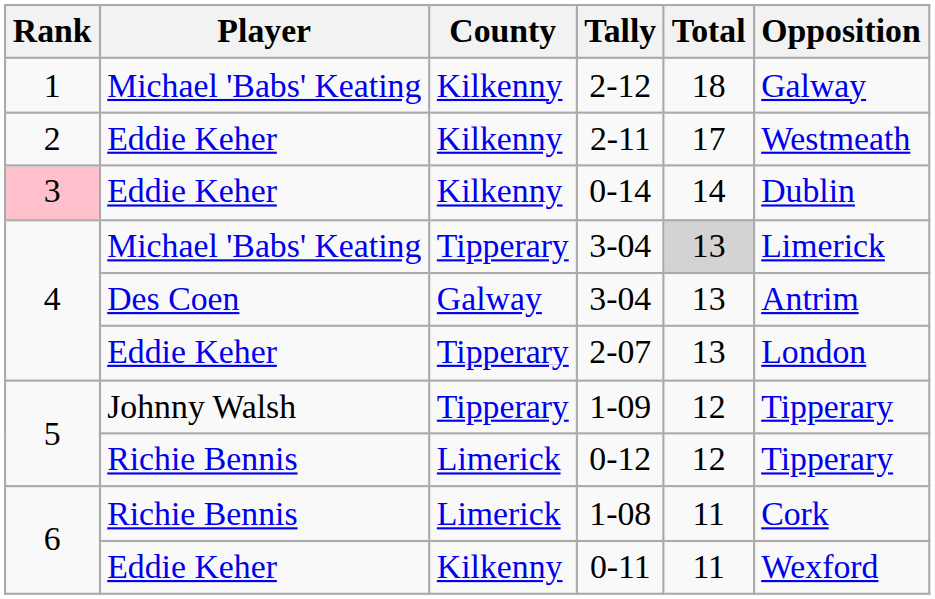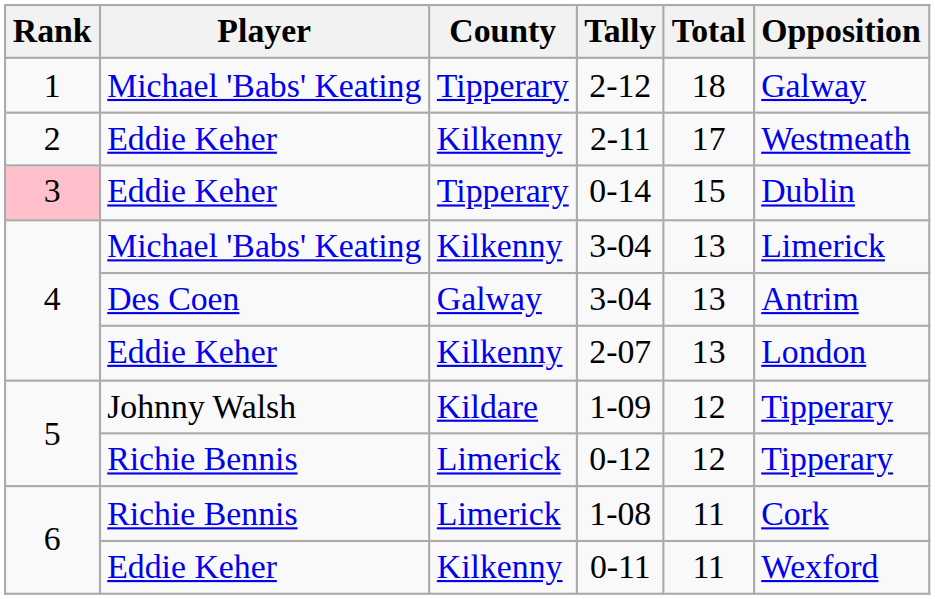(500, 84) Kilkenny -> (503, 84) Tipperary
(500, 191) Kilkenny -> (503, 191) Tipperary
(709, 191) 14 -> (709, 191) 15
(503, 245) Tipperary -> (500, 245) Kilkenny
(709, 245) lightgrey background -> (709, 245) no background
(503, 352) Tipperary -> (500, 352) Kilkenny
(503, 406) Tipperary -> (487, 406) Kildare
